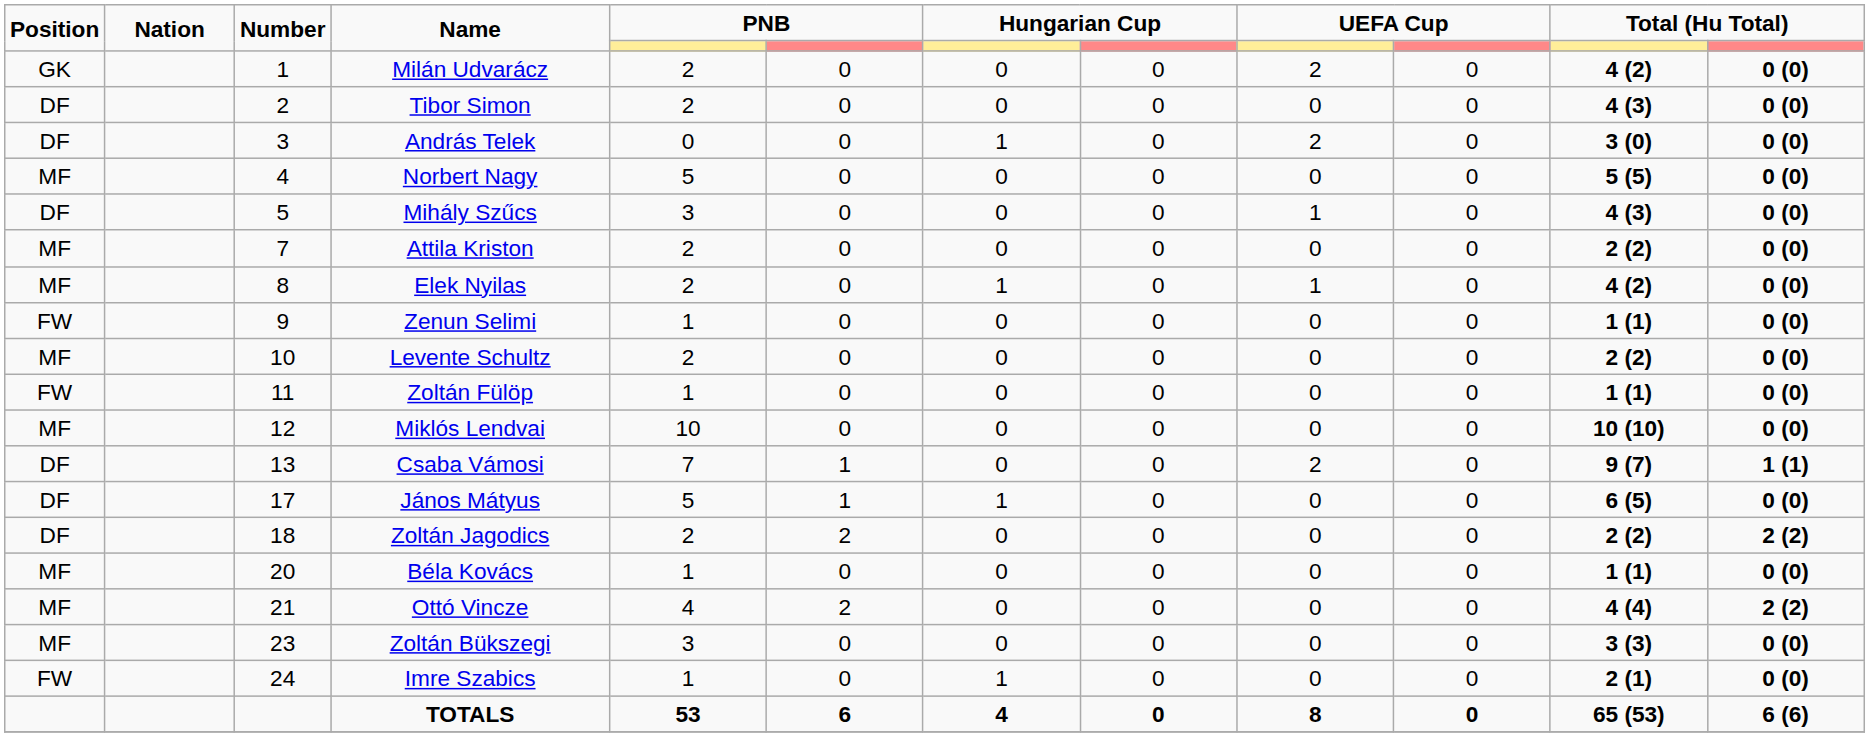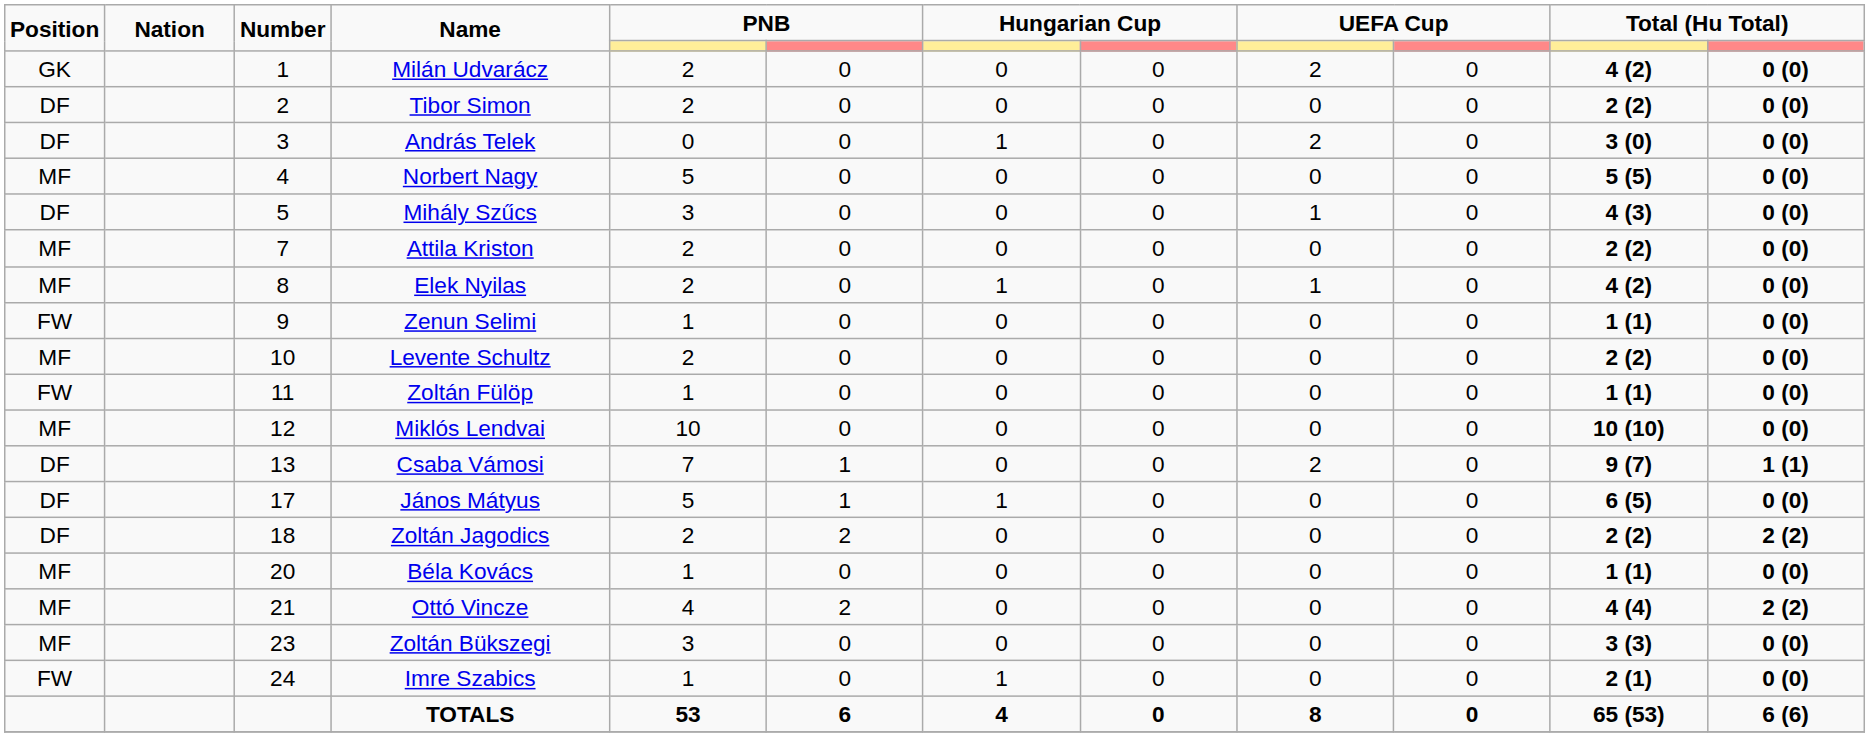(1629, 105) 4 (3) -> (1629, 105) 2 (2)
